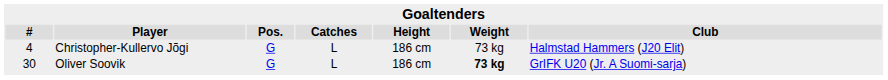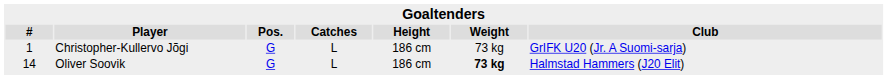(29, 48) 4 -> (29, 48) 1
(607, 48) Halmstad Hammers (J20 Elit) -> (608, 48) GrIFK U20 (Jr. A Suomi-sarja)
(29, 64) 30 -> (29, 64) 14
(608, 64) GrIFK U20 (Jr. A Suomi-sarja) -> (607, 64) Halmstad Hammers (J20 Elit)
